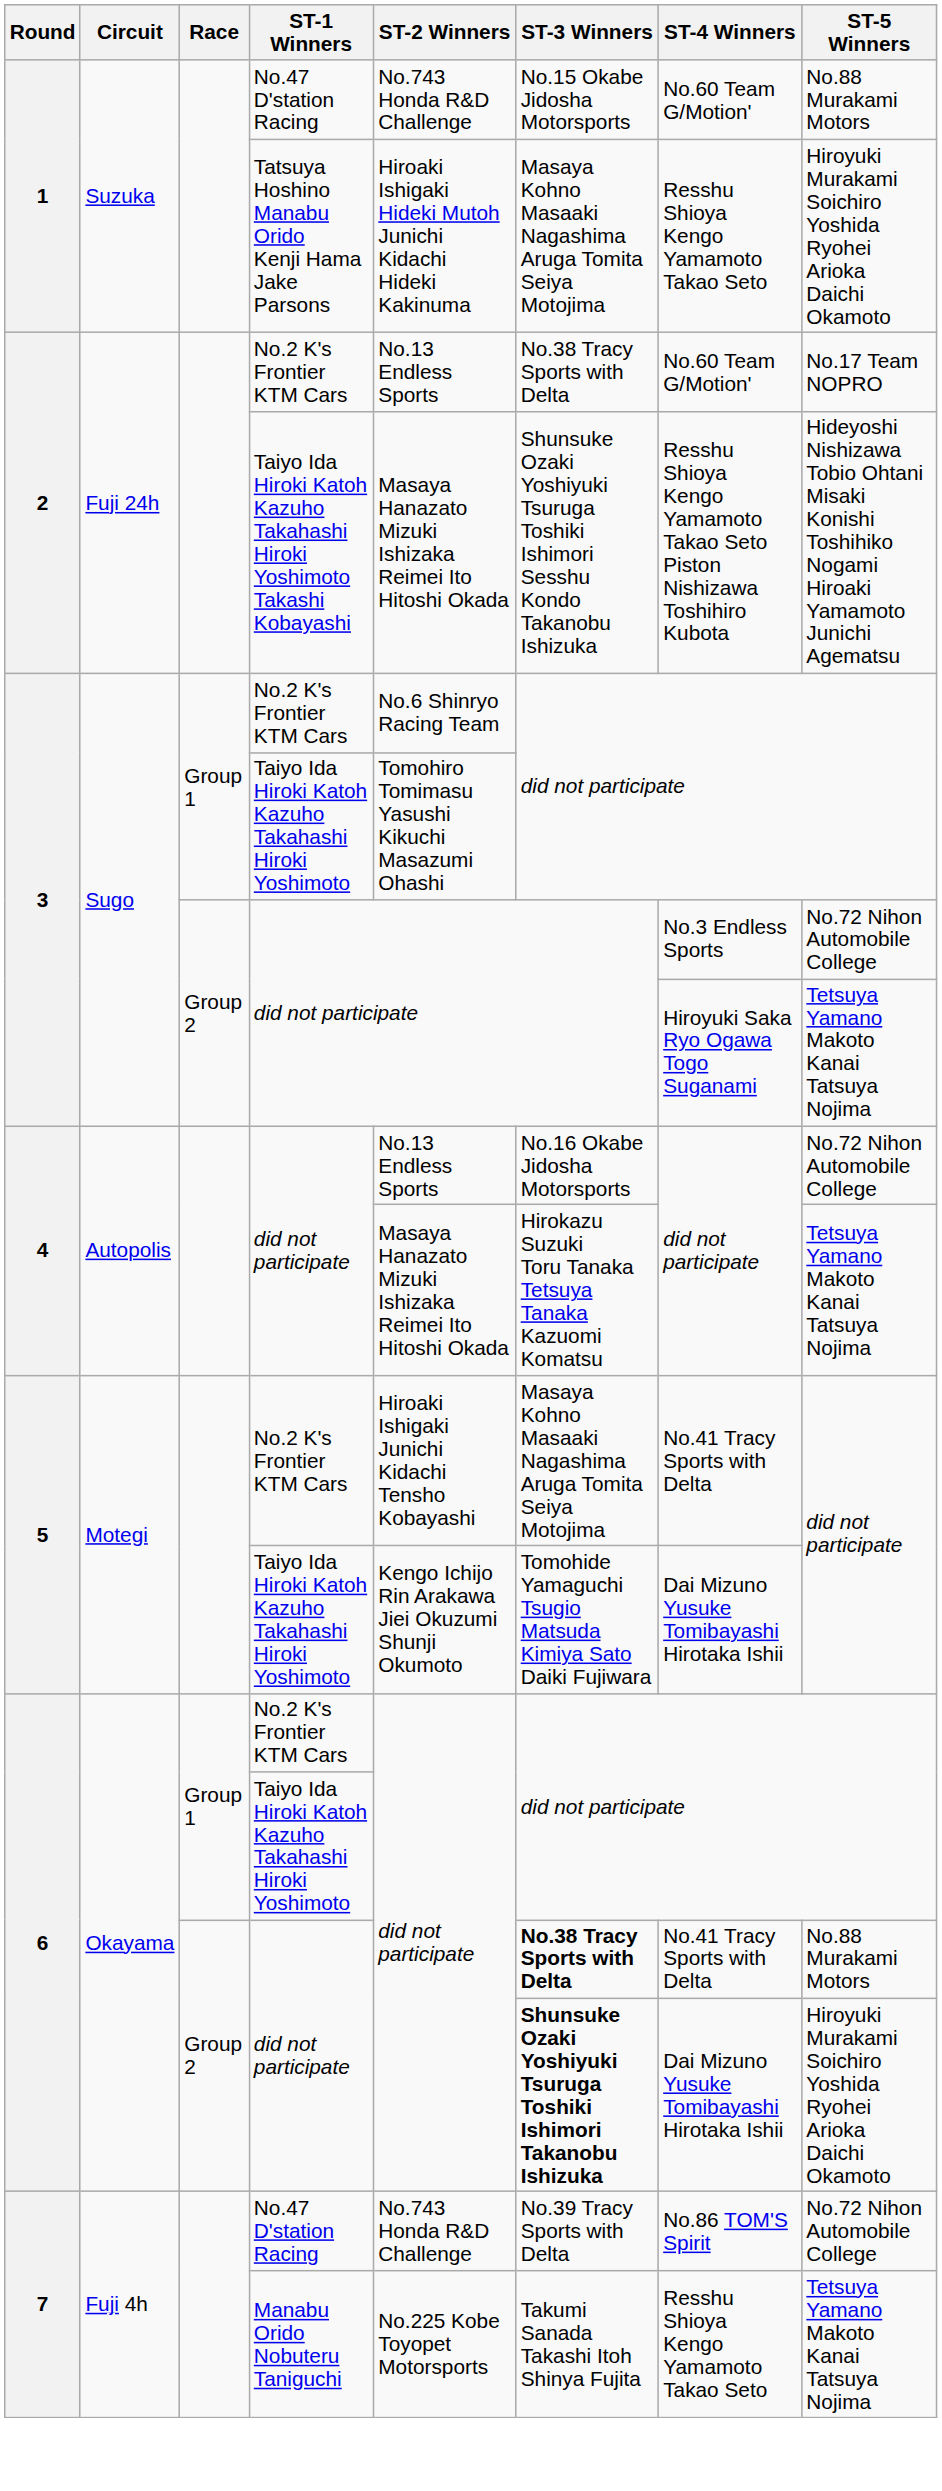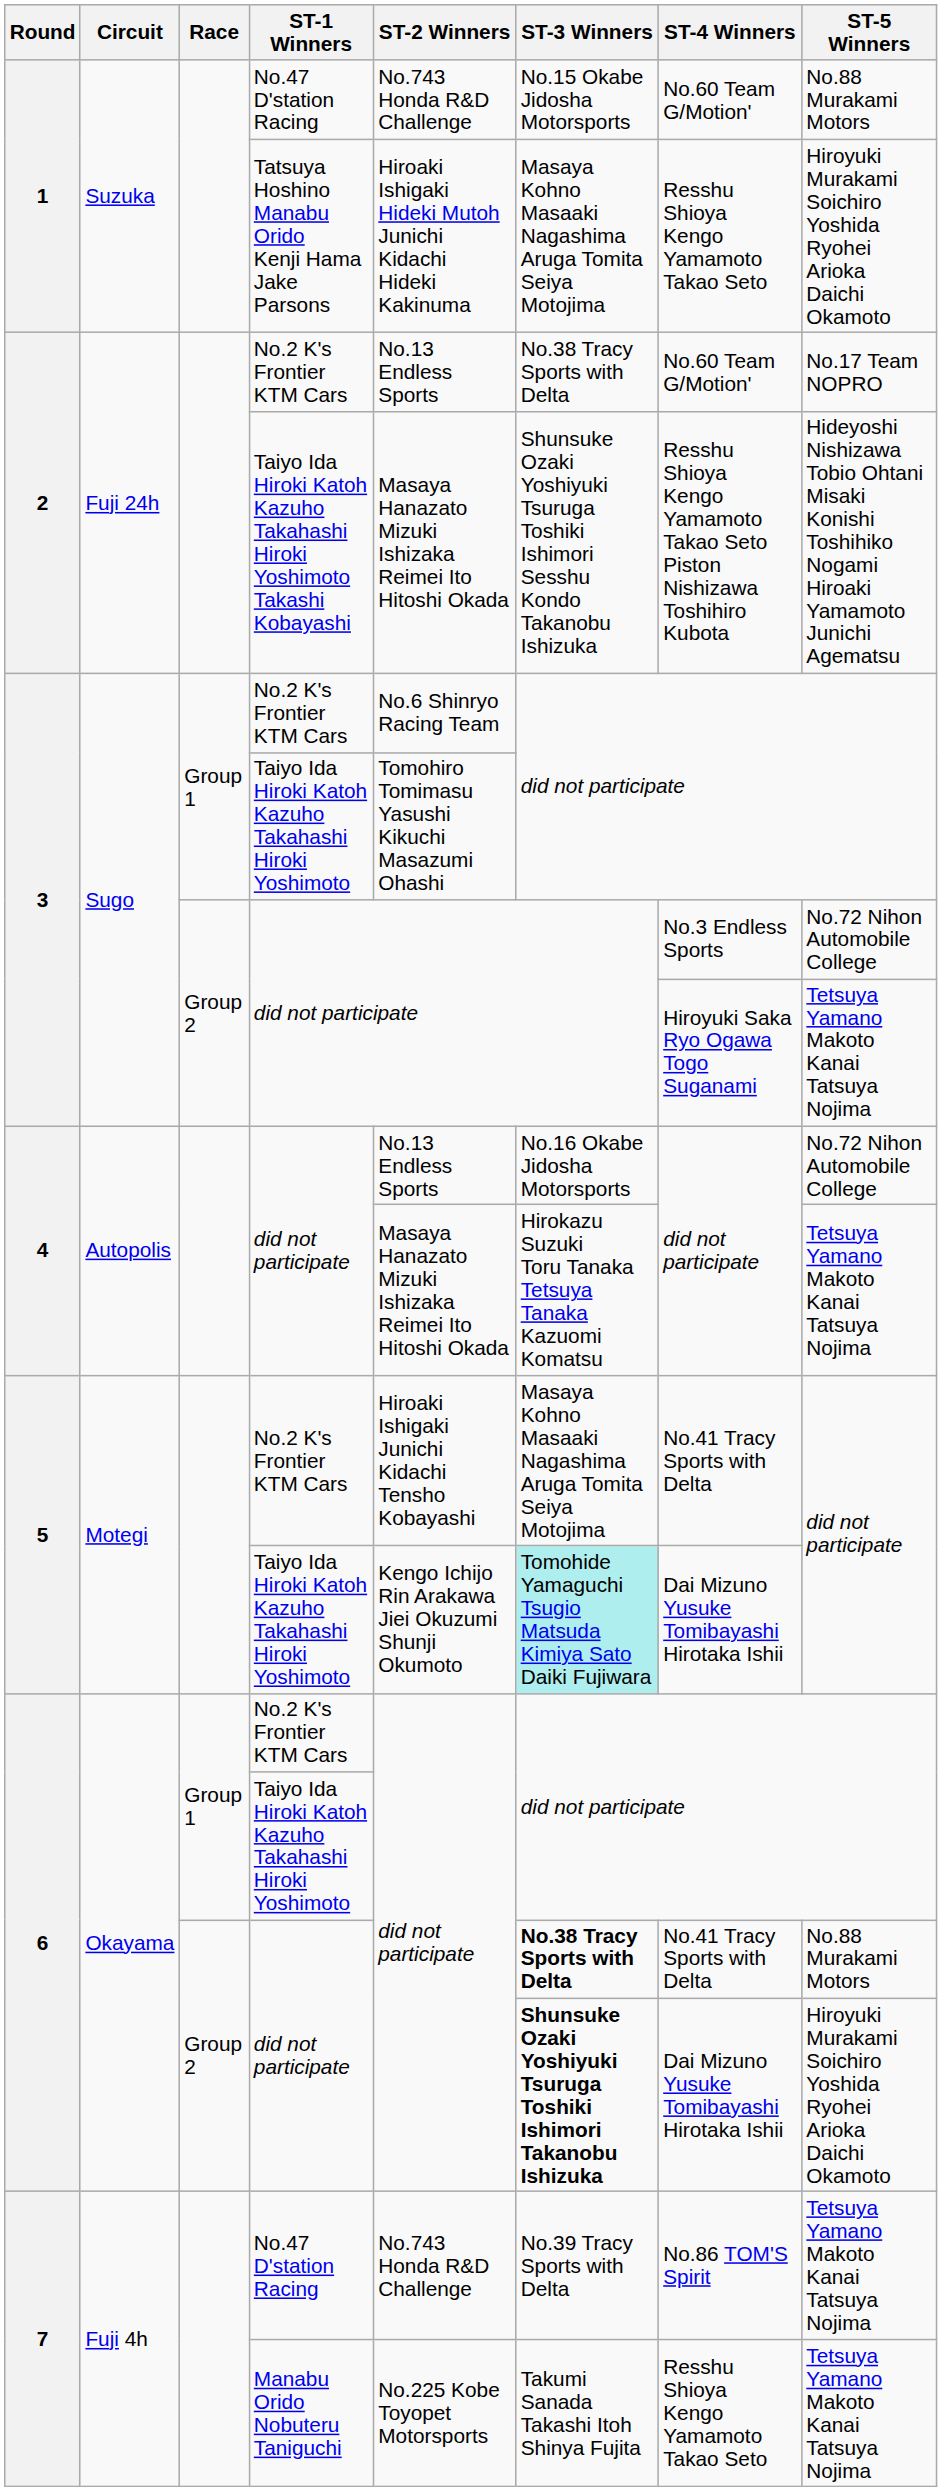(586, 1619) no background -> (586, 1619) paleturquoise background
(864, 2231) No.72 Nihon Automobile College -> (844, 2265) Tetsuya Yamano Makoto Kanai Tatsuya Nojima
